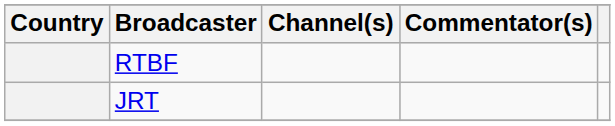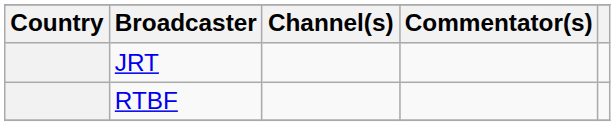rows swapped: (146, 62) <-> (137, 100)
